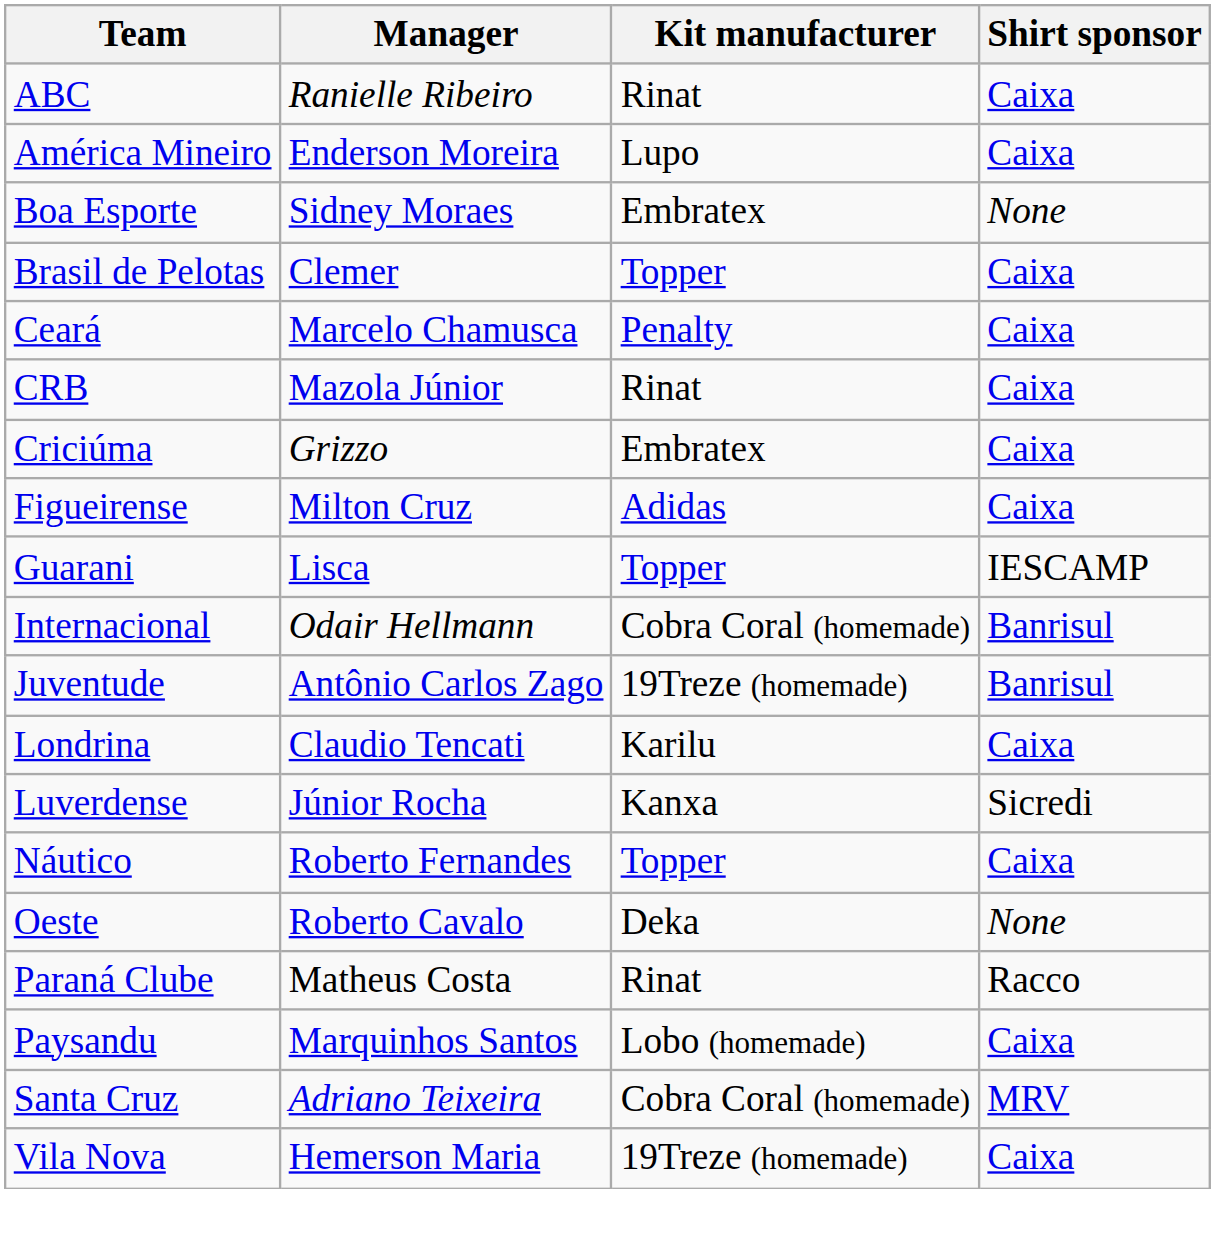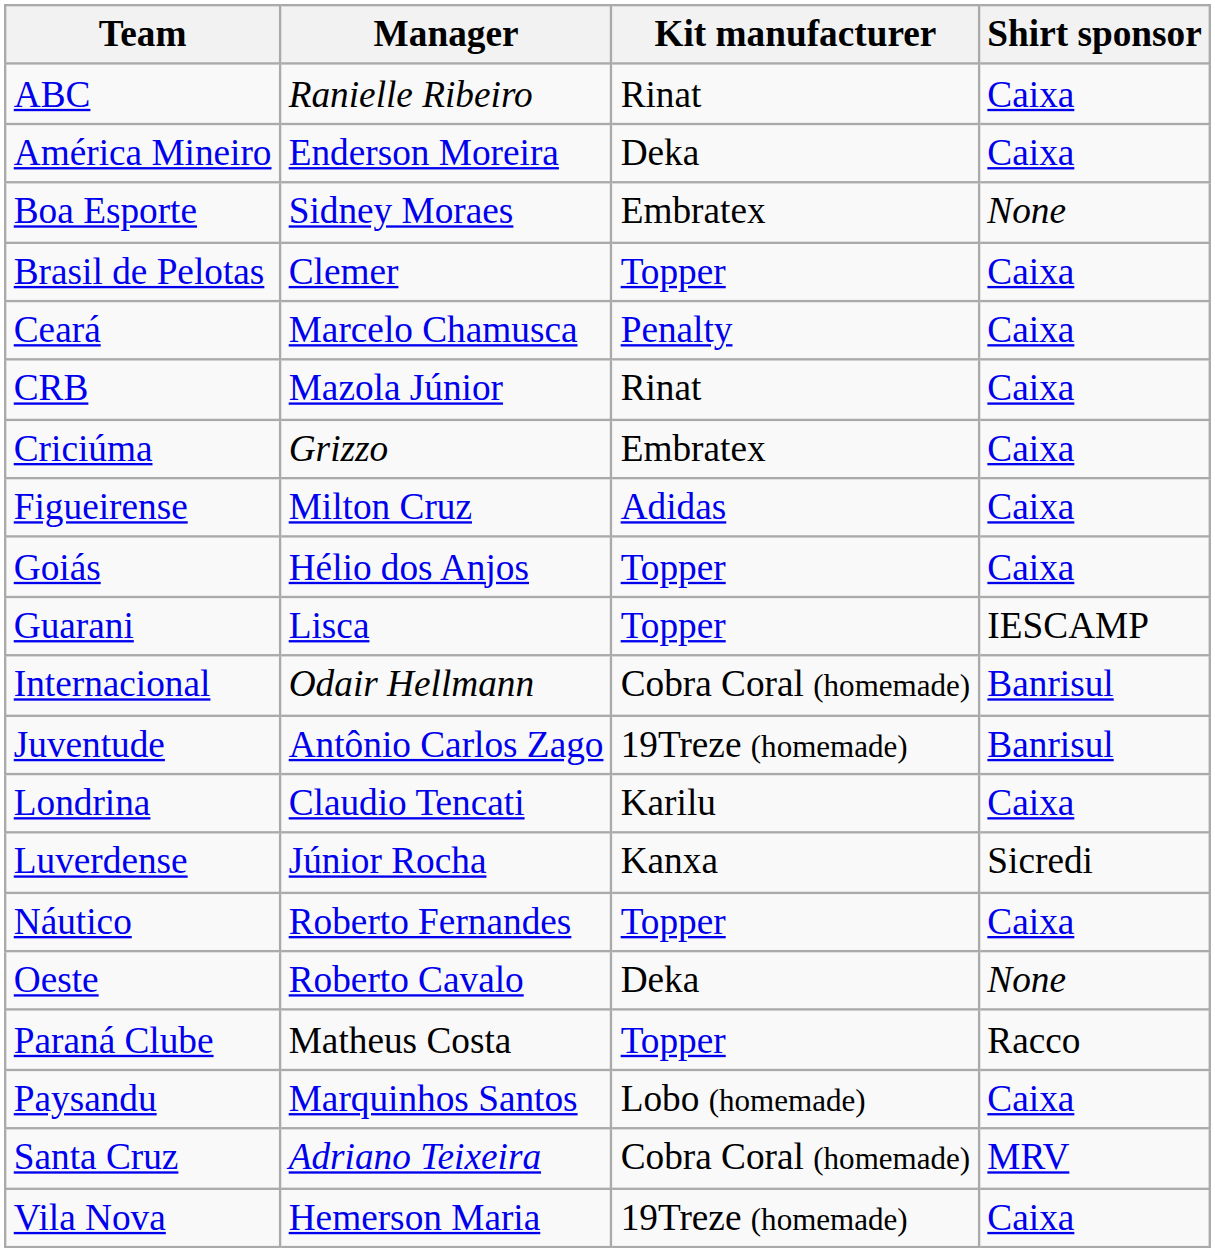(660, 152) Lupo -> (660, 152) Deka
+ row: (57, 566)
(661, 980) Rinat -> (673, 1039) Topper
